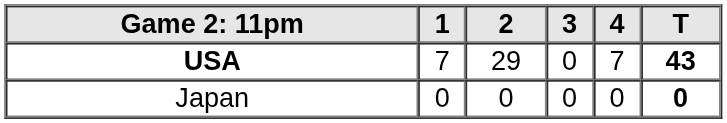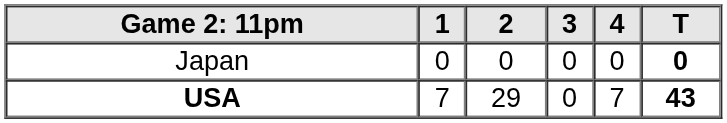rows swapped: (212, 98) <-> (212, 61)
